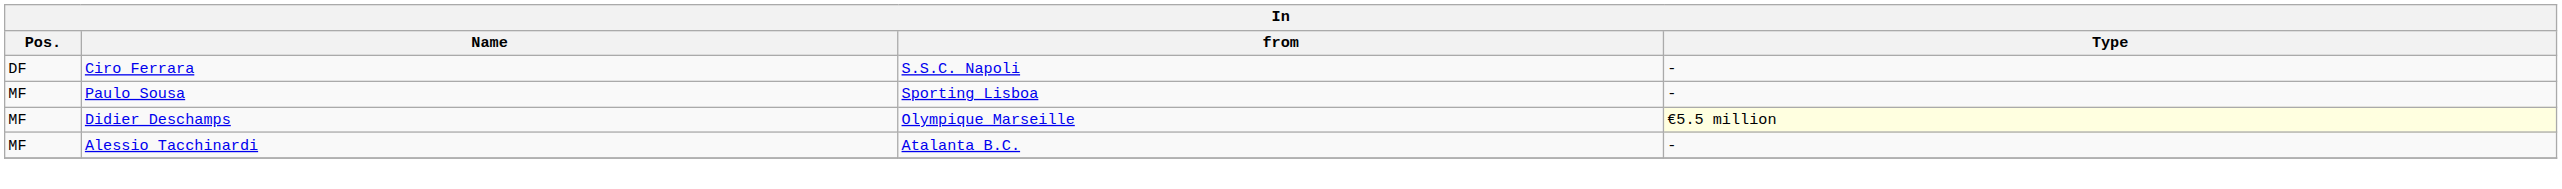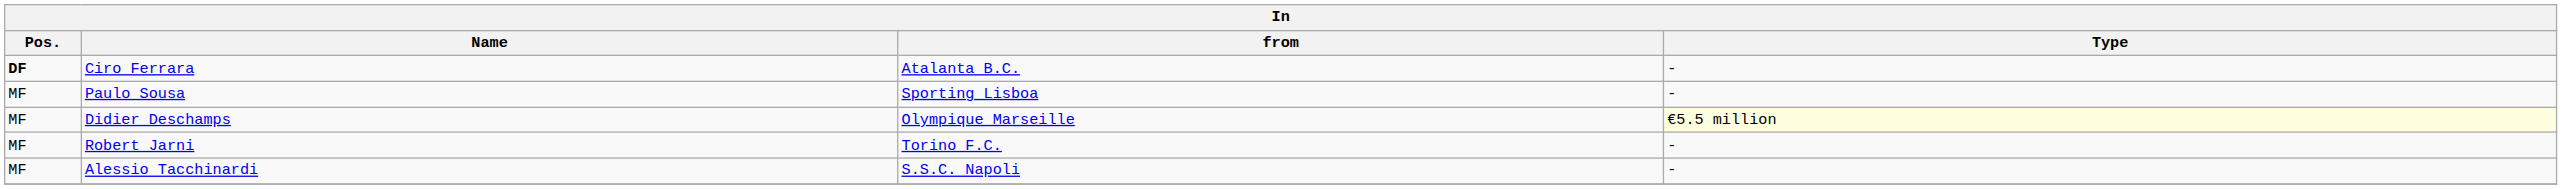(17, 68) normal -> (17, 68) bold
(961, 68) S.S.C. Napoli -> (961, 68) Atalanta B.C.
+ row: (140, 145)
(961, 145) Atalanta B.C. -> (961, 170) S.S.C. Napoli
